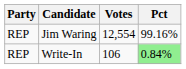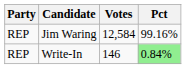(119, 34) 12,554 -> (119, 34) 12,584
(111, 53) 106 -> (111, 53) 146
